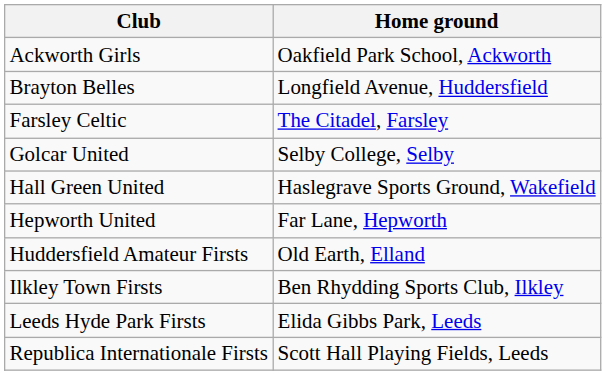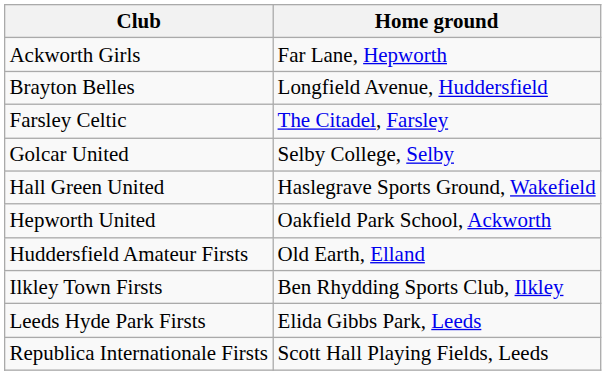(414, 54) Oakfield Park School, Ackworth -> (362, 54) Far Lane, Hepworth
(362, 220) Far Lane, Hepworth -> (414, 220) Oakfield Park School, Ackworth
